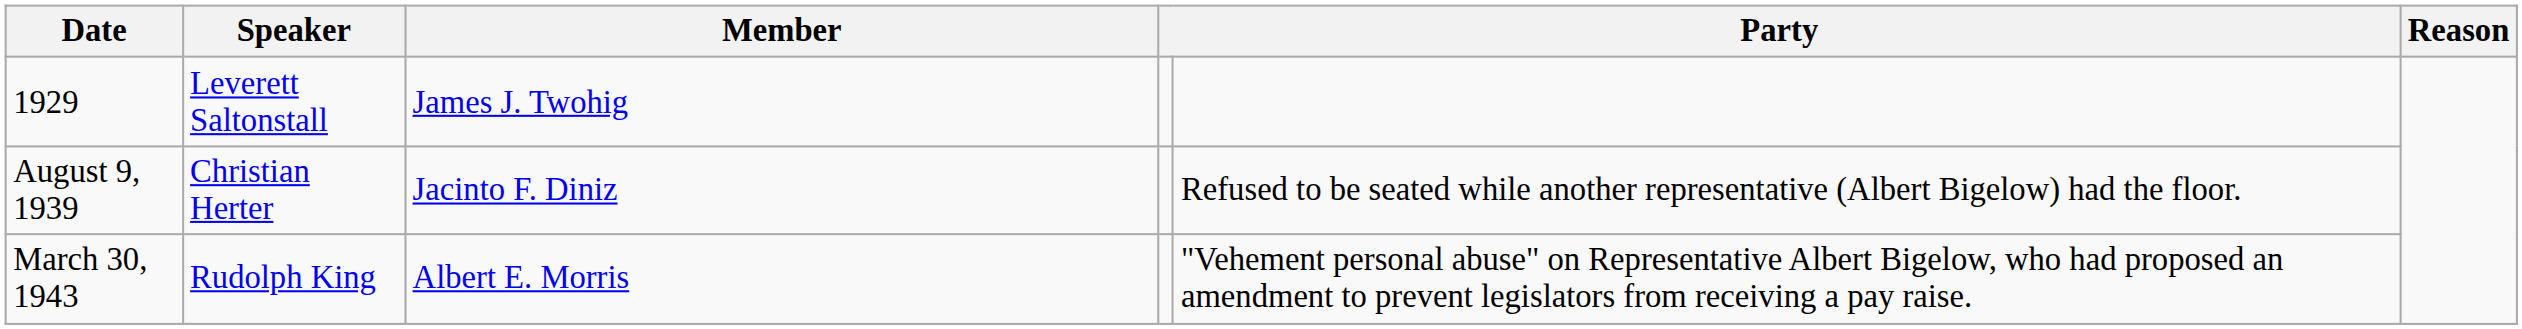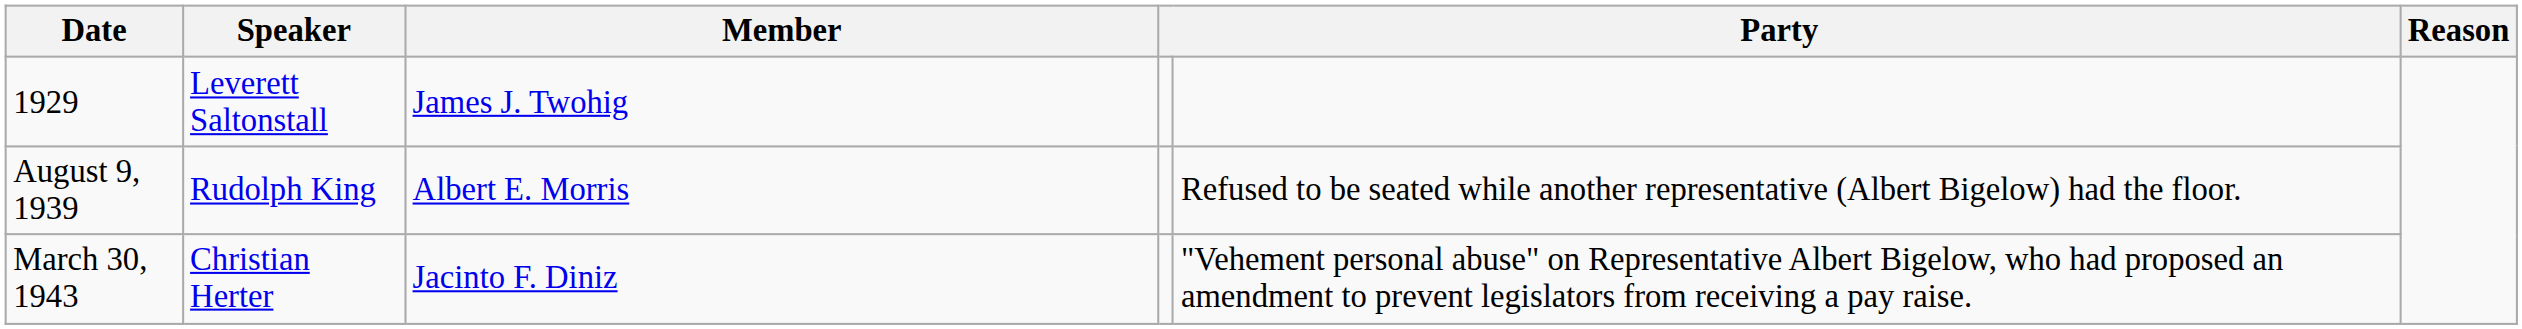(250, 189) Christian Herter -> (283, 189) Rudolph King
(515, 189) Jacinto F. Diniz -> (521, 189) Albert E. Morris
(283, 278) Rudolph King -> (250, 278) Christian Herter
(521, 278) Albert E. Morris -> (515, 278) Jacinto F. Diniz
